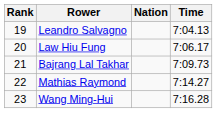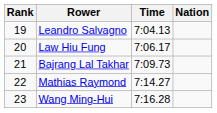columns swapped: (151, 13) <-> (191, 13)
